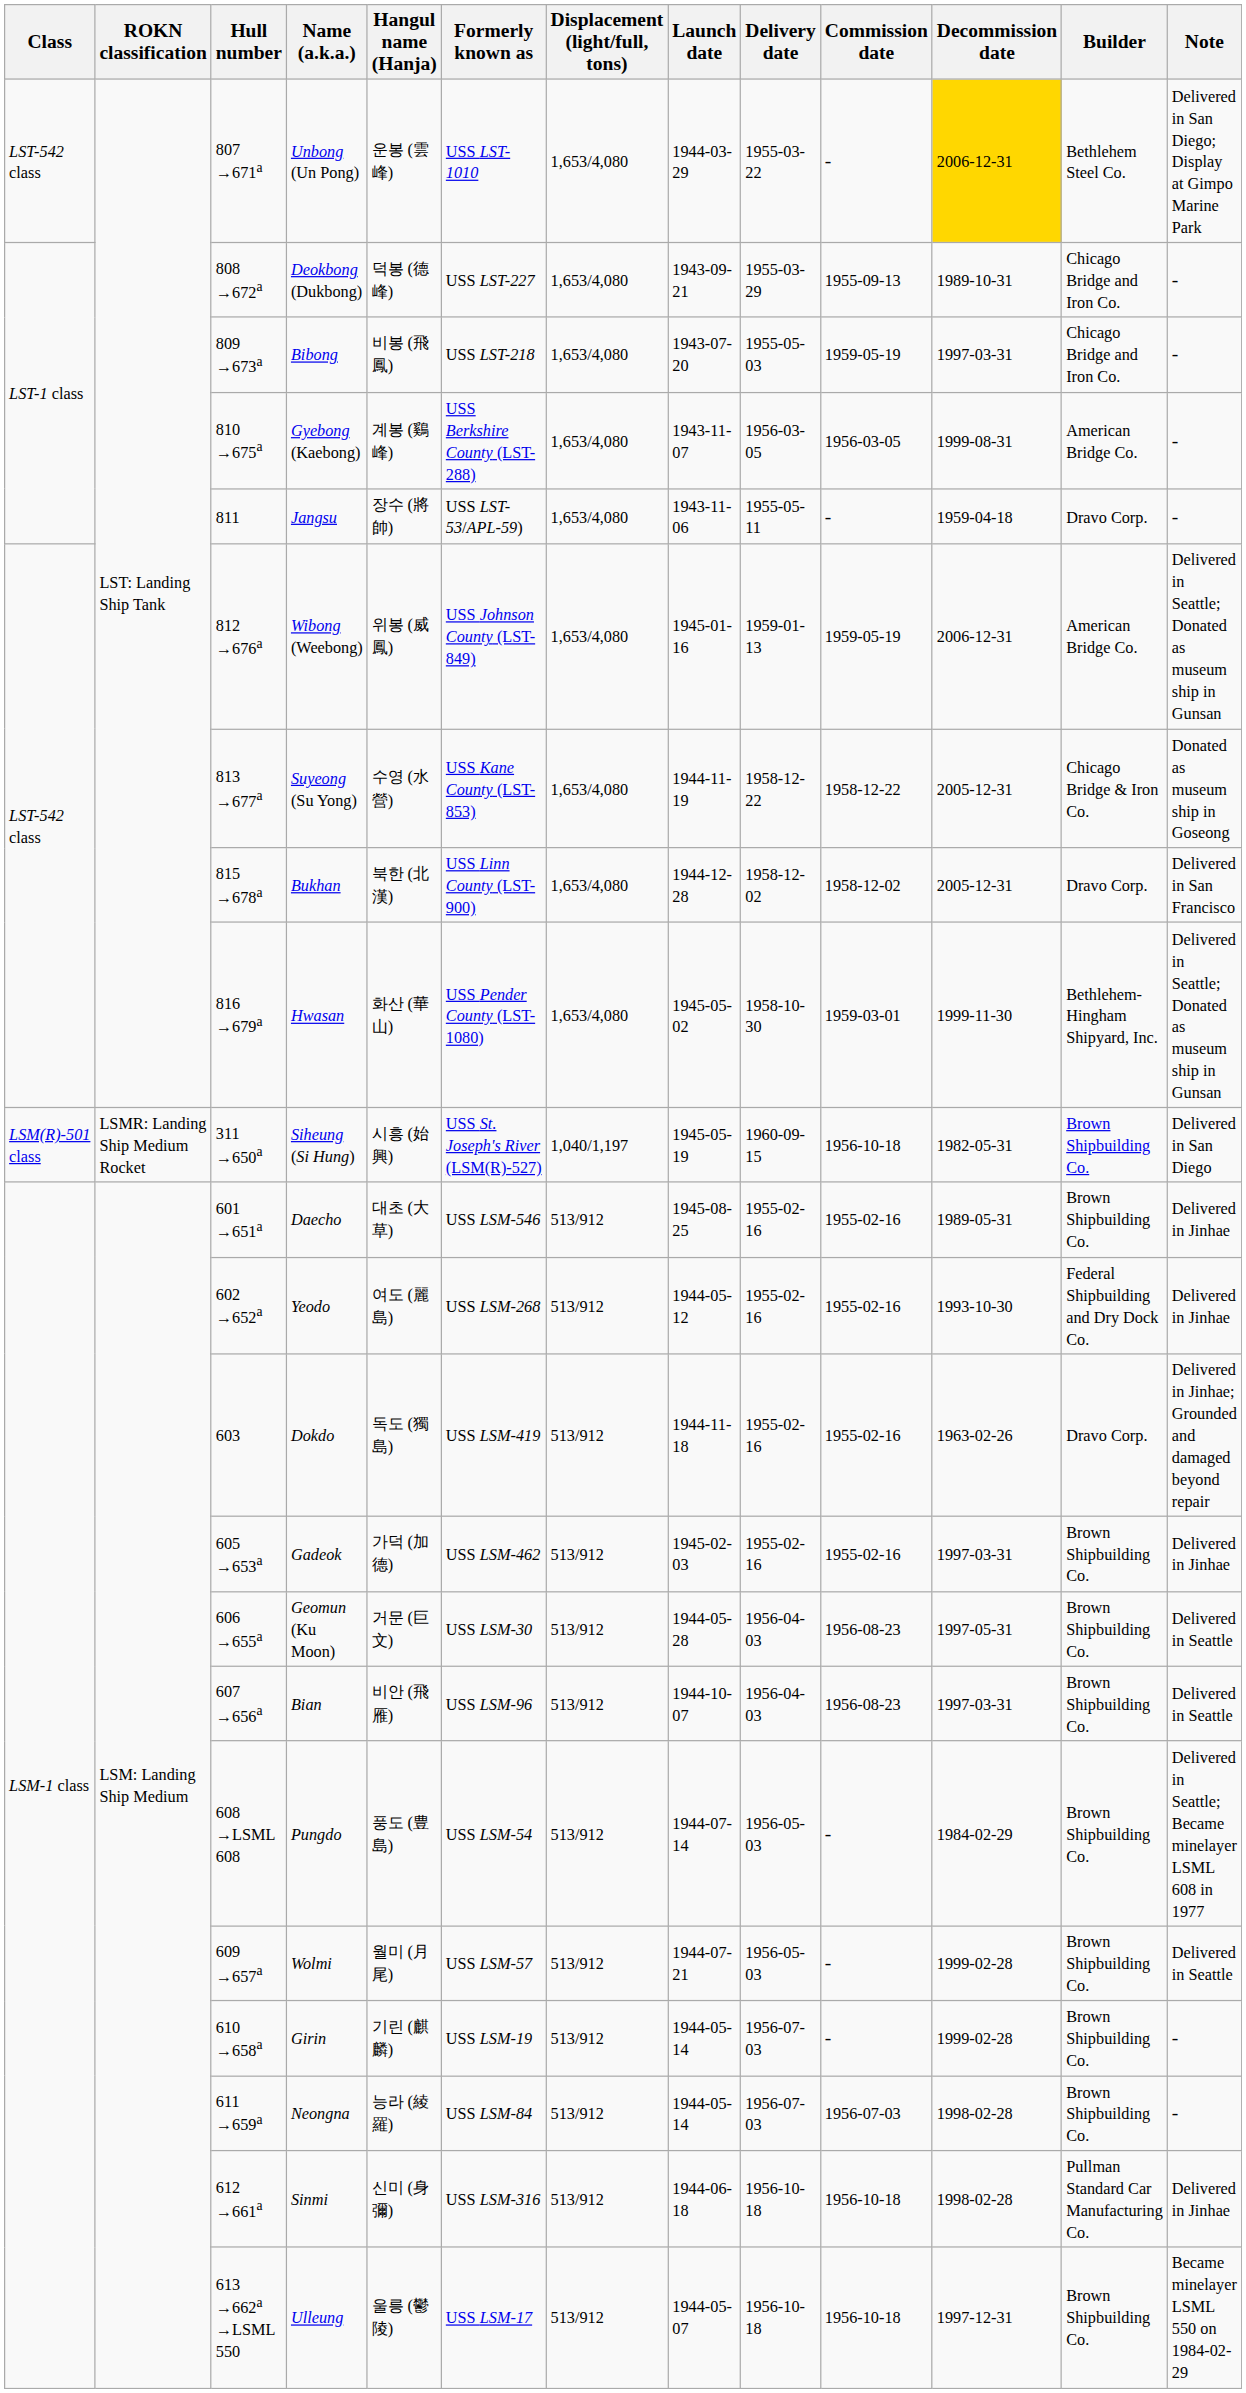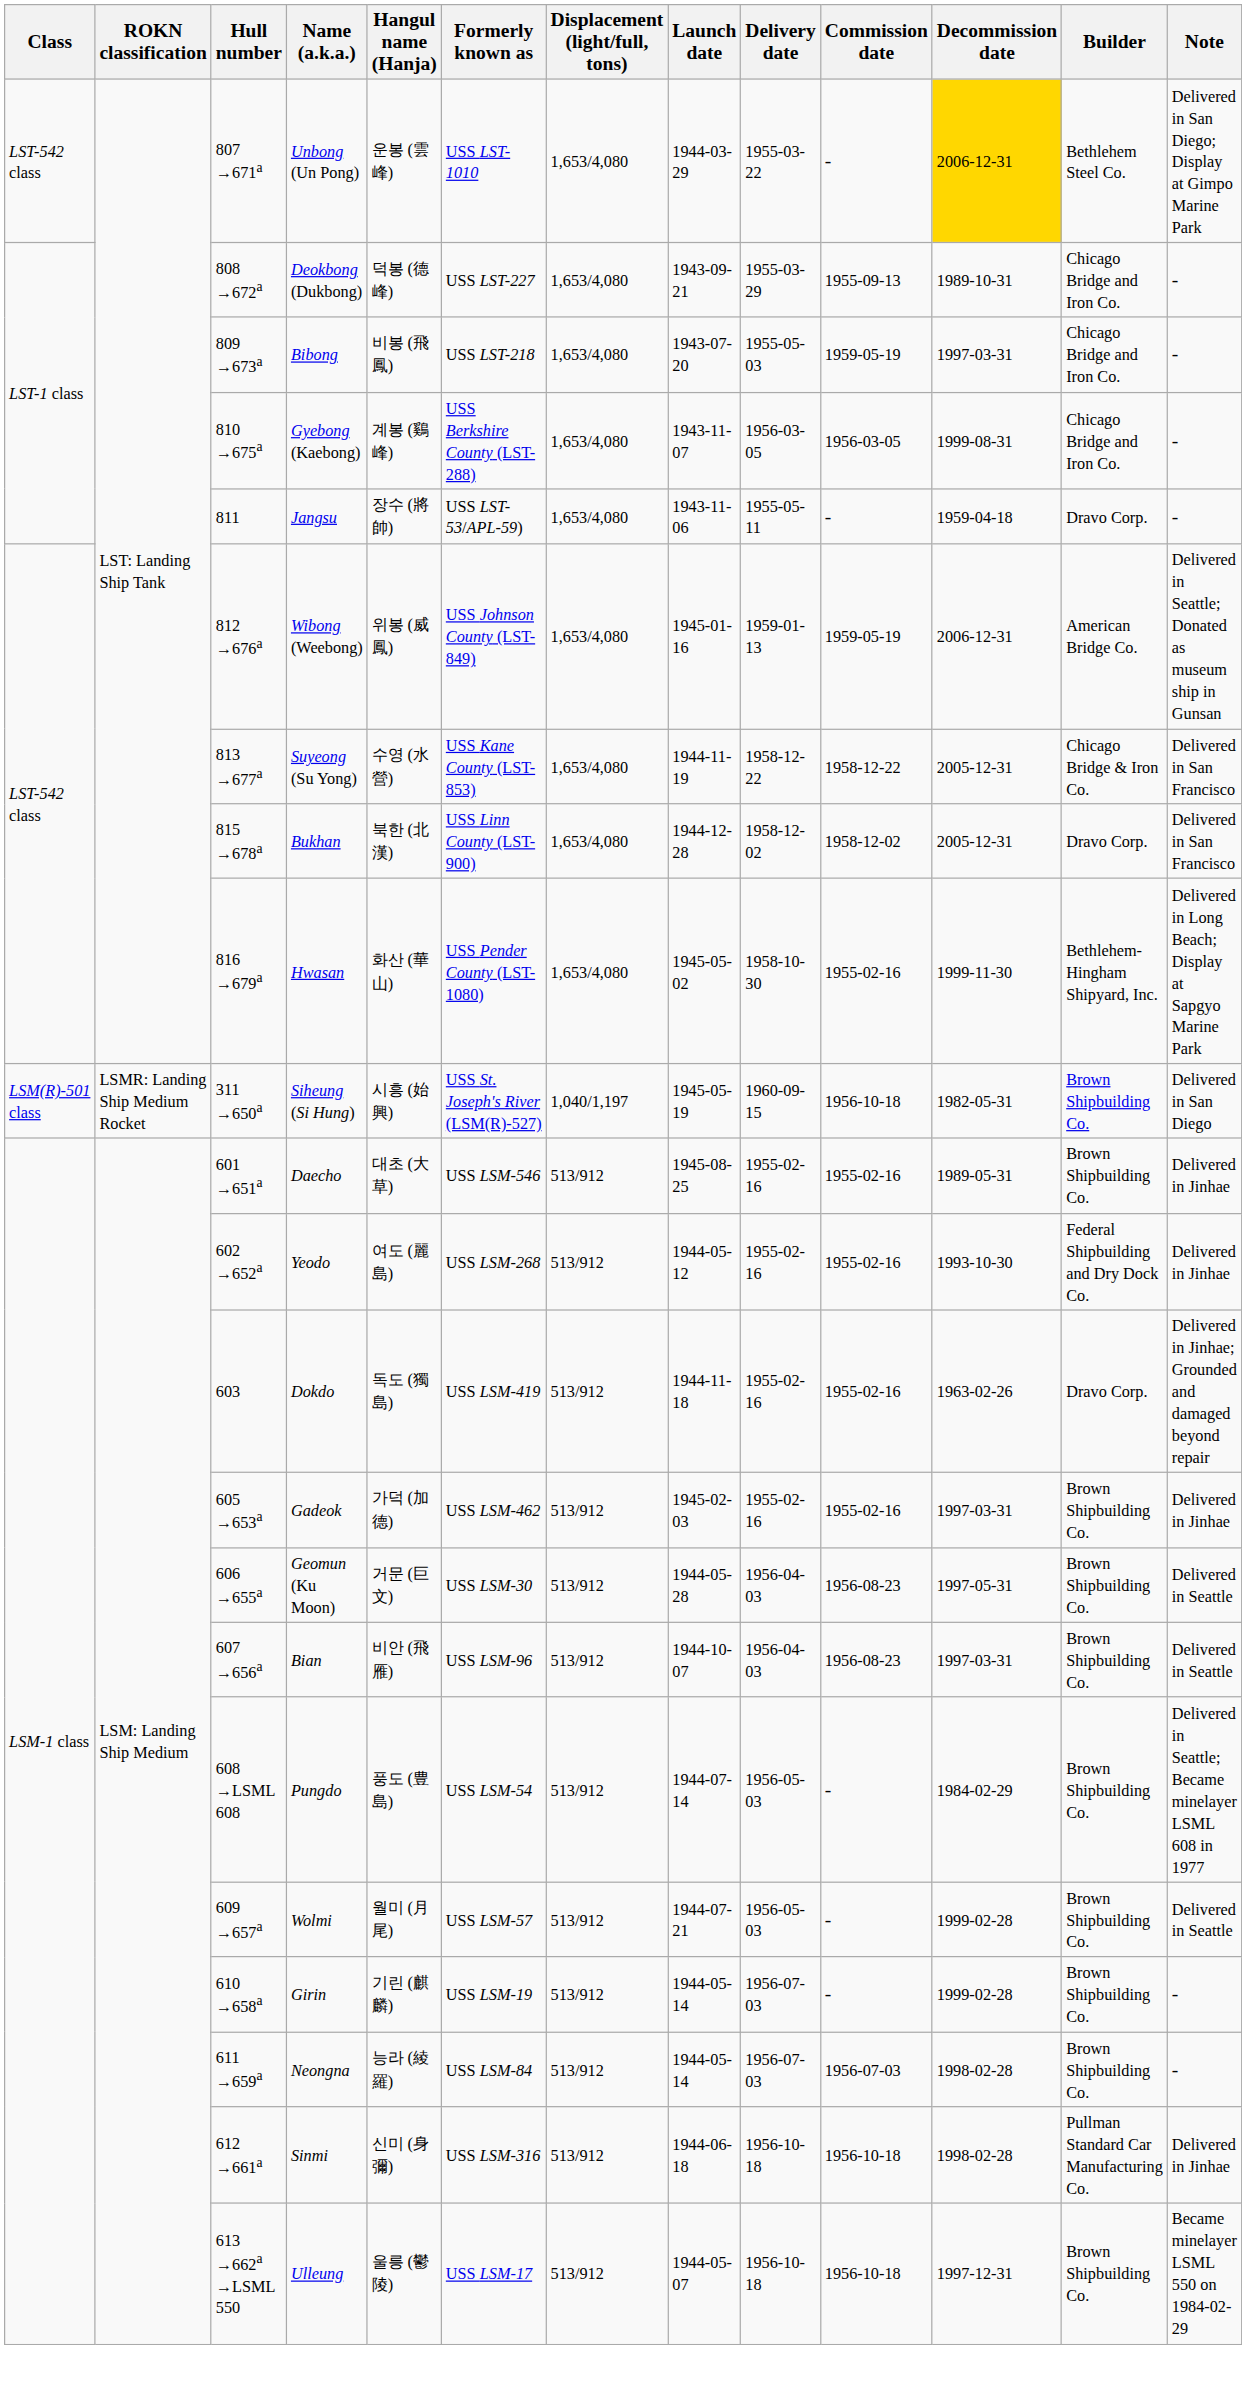(1102, 441) American Bridge Co. -> (1102, 441) Chicago Bridge and Iron Co.
(1201, 789) Donated as museum ship in Goseong -> (1204, 767) Delivered in San Francisco
(863, 1015) 1959-03-01 -> (863, 972) 1955-02-16
(1204, 1015) Delivered in Seattle; Donated as museum ship in Gunsan -> (1204, 972) Delivered in Long Beach; Display at Sapgyo Marine Park
